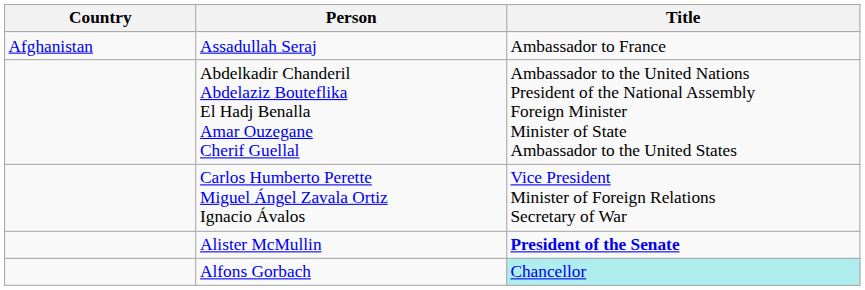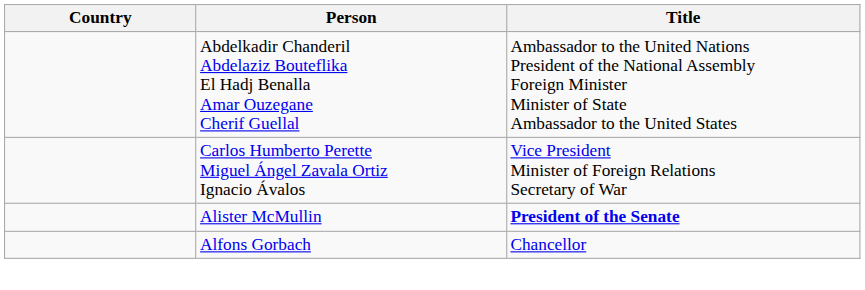- row: (258, 45)
(548, 271) paleturquoise background -> (548, 244) no background
